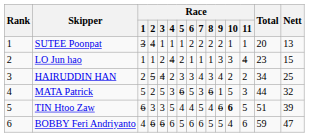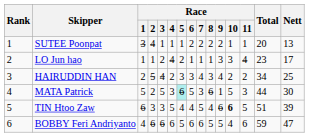(288, 60) 15 -> (288, 60) 17
(182, 92) no background -> (182, 92) paleturquoise background
(288, 92) 32 -> (288, 92) 30
